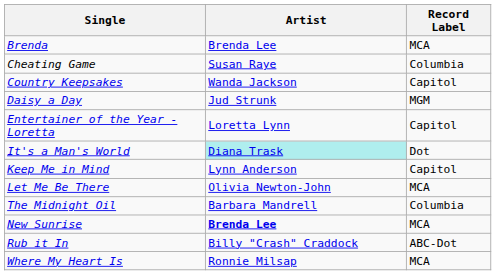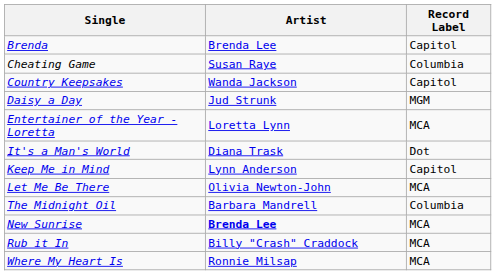(420, 45) MCA -> (433, 45) Capitol
(433, 125) Capitol -> (420, 125) MCA
(246, 150) paleturquoise background -> (246, 150) no background
(433, 243) ABC-Dot -> (420, 243) MCA
